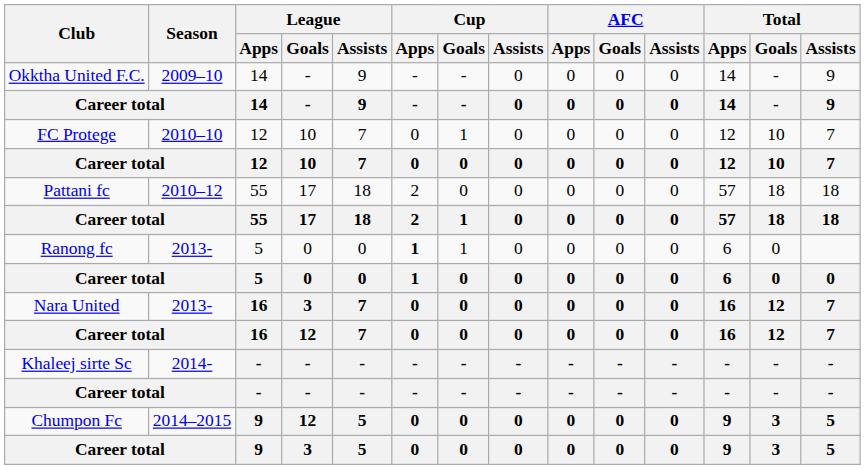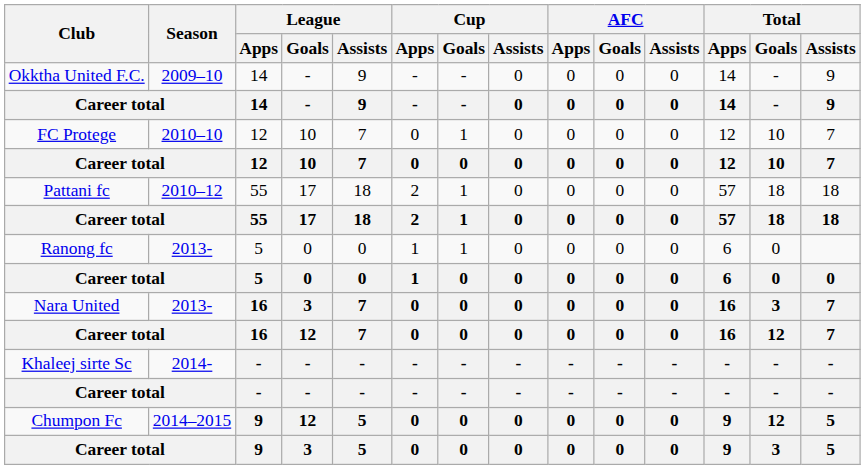(464, 191) 0 -> (464, 191) 1
(415, 249) bold -> (415, 249) normal
(776, 306) 12 -> (776, 306) 3
(776, 421) 3 -> (776, 421) 12
